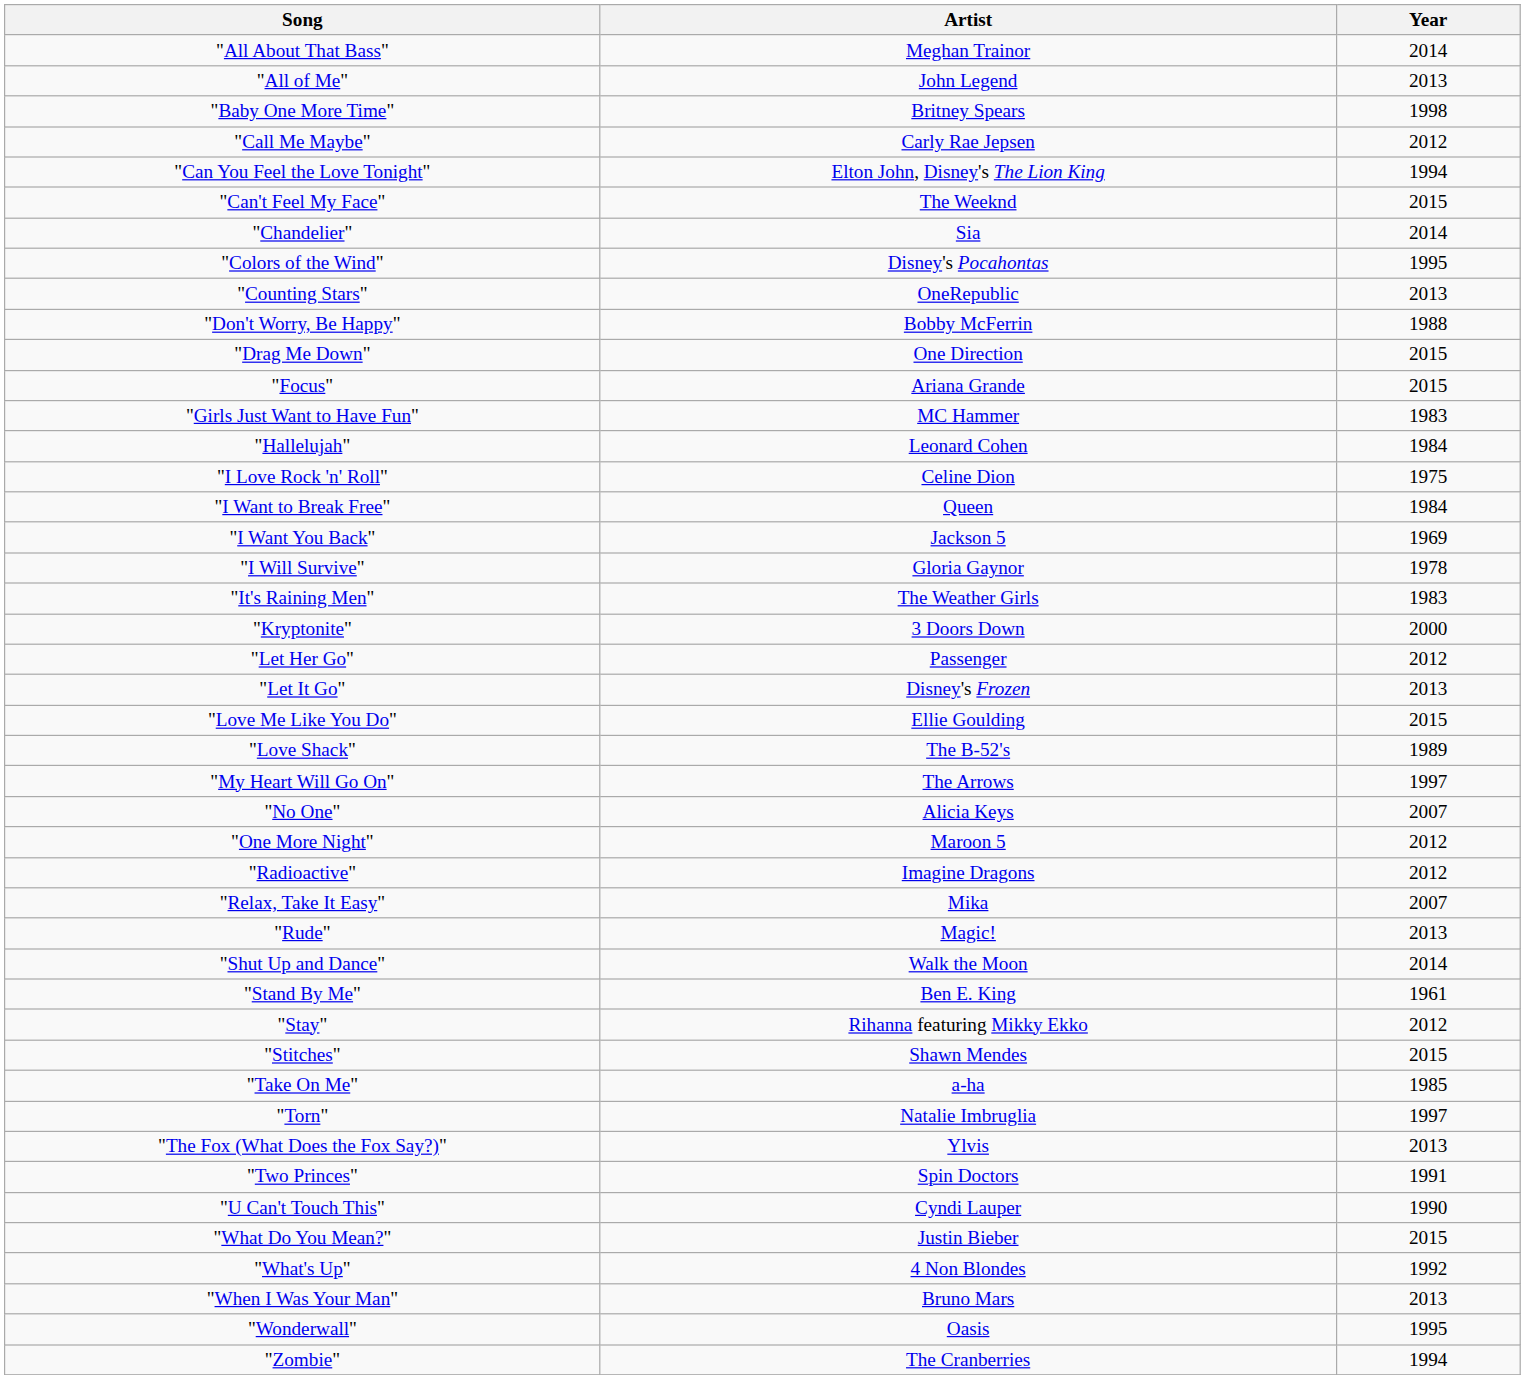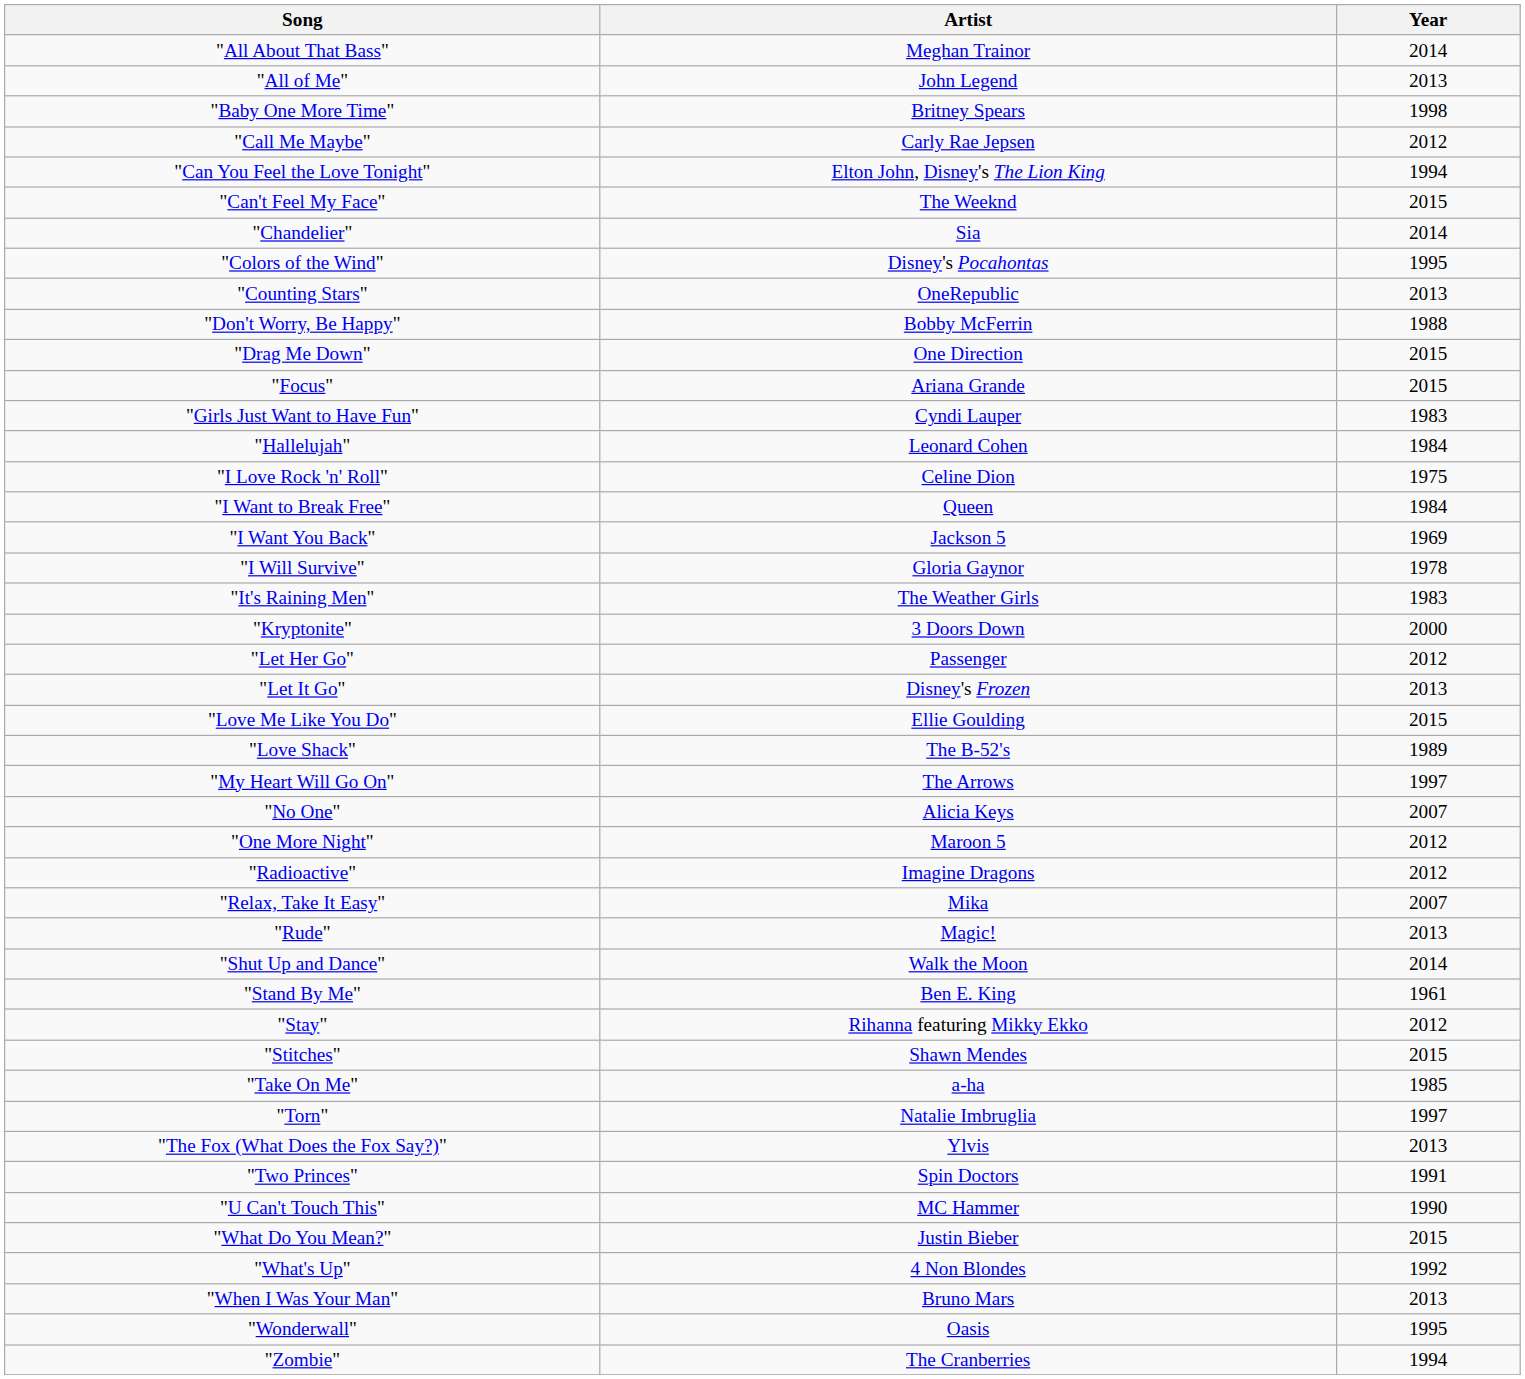(968, 415) MC Hammer -> (968, 415) Cyndi Lauper
(968, 1207) Cyndi Lauper -> (968, 1207) MC Hammer
